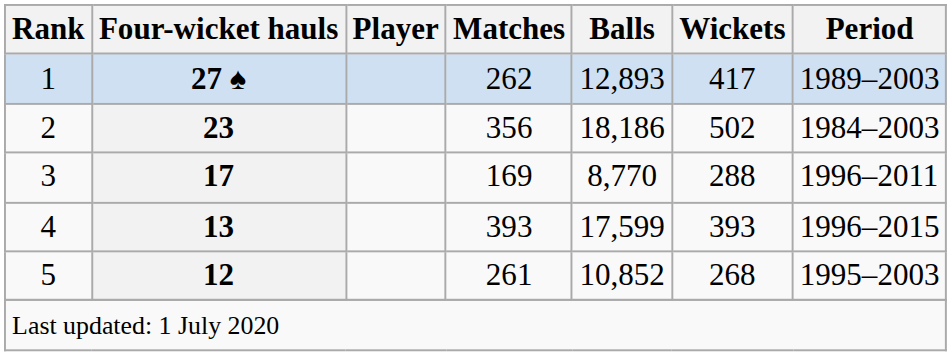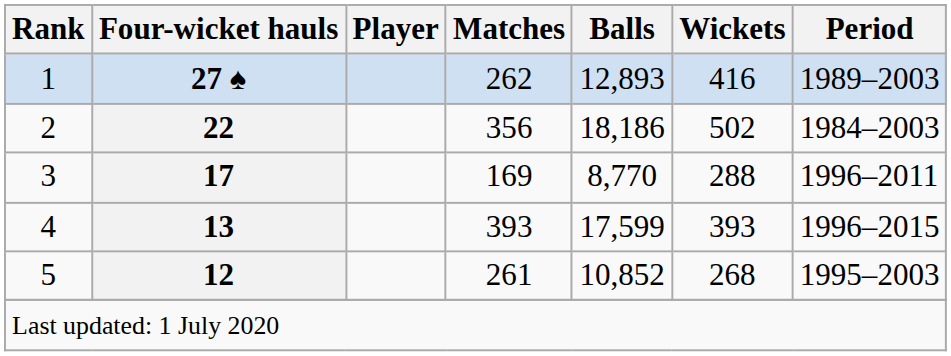(732, 78) 417 -> (732, 78) 416
(219, 127) 23 -> (219, 127) 22
